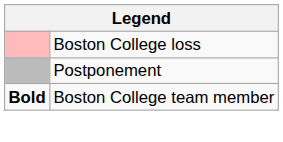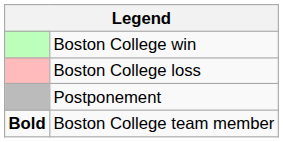+ row: (125, 45)
